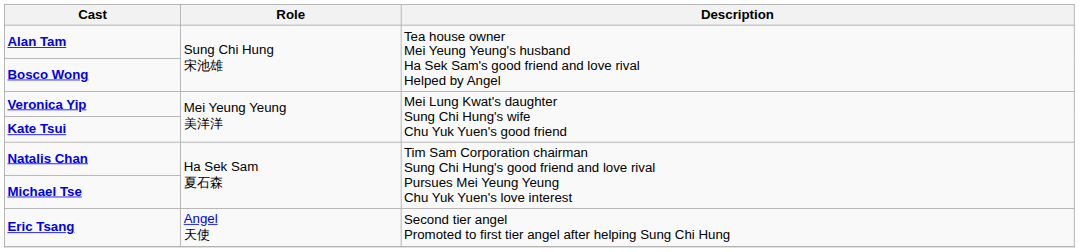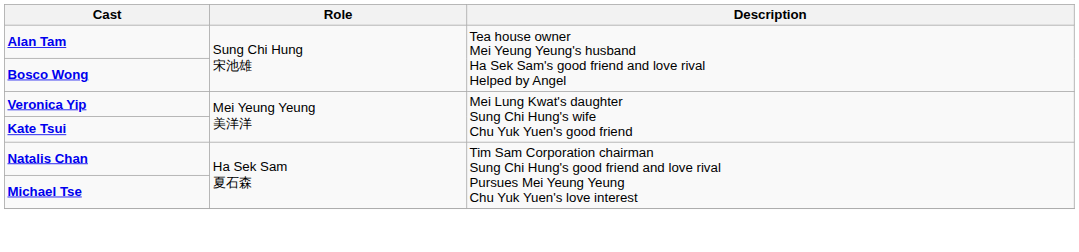- row: (41, 227)
